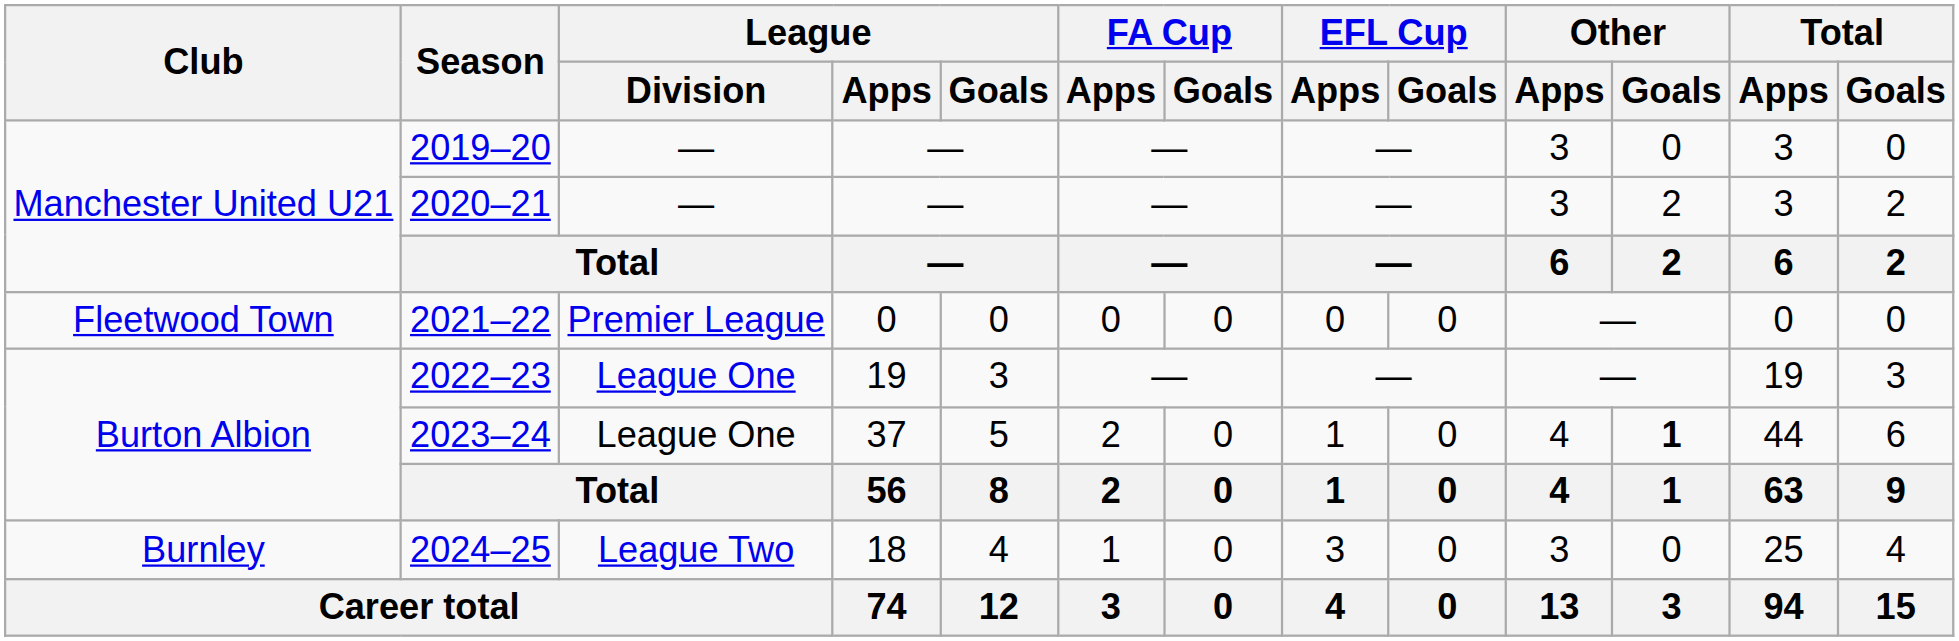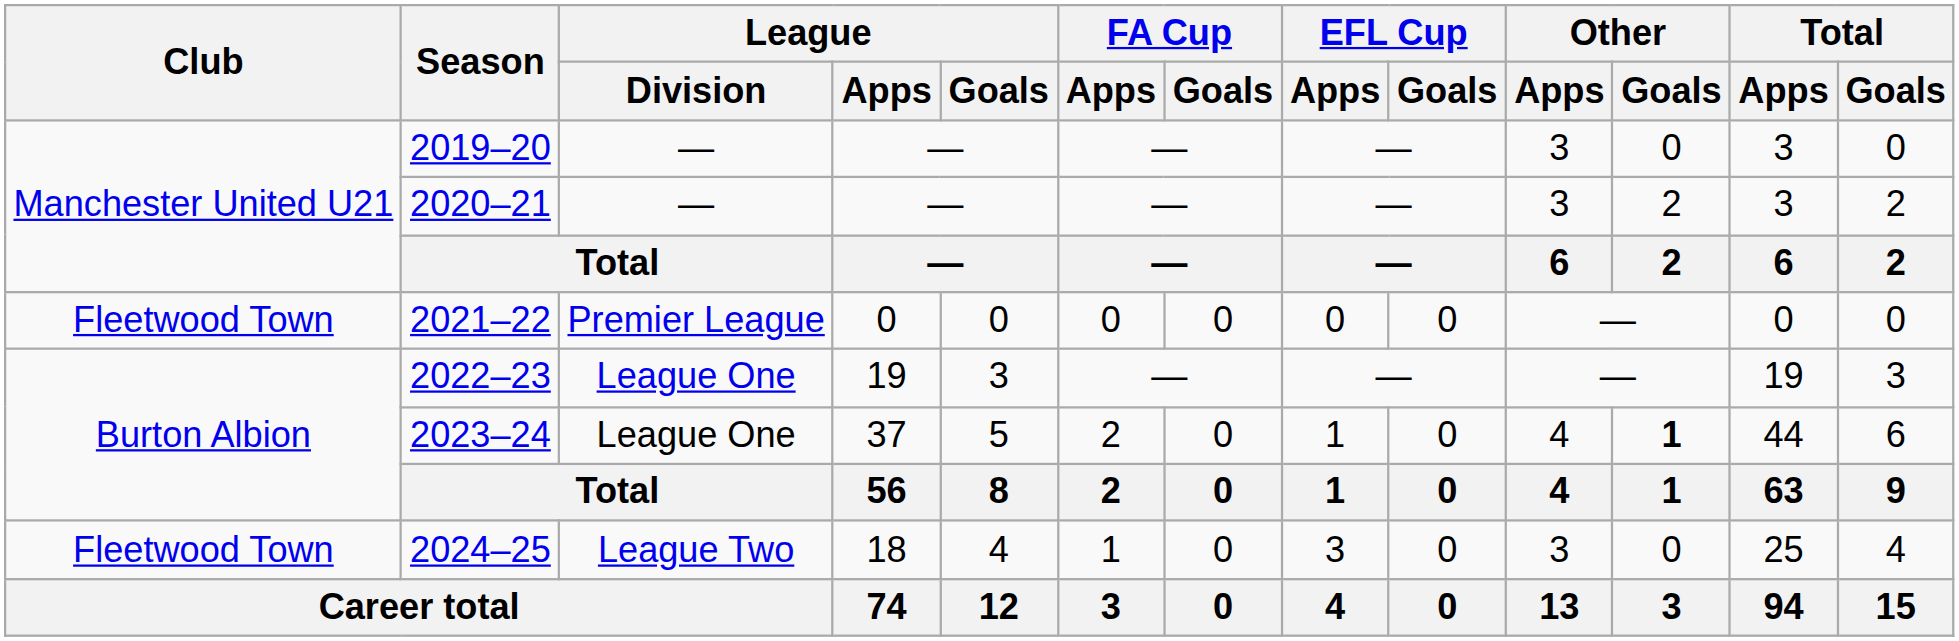(203, 549) Burnley -> (203, 549) Fleetwood Town
